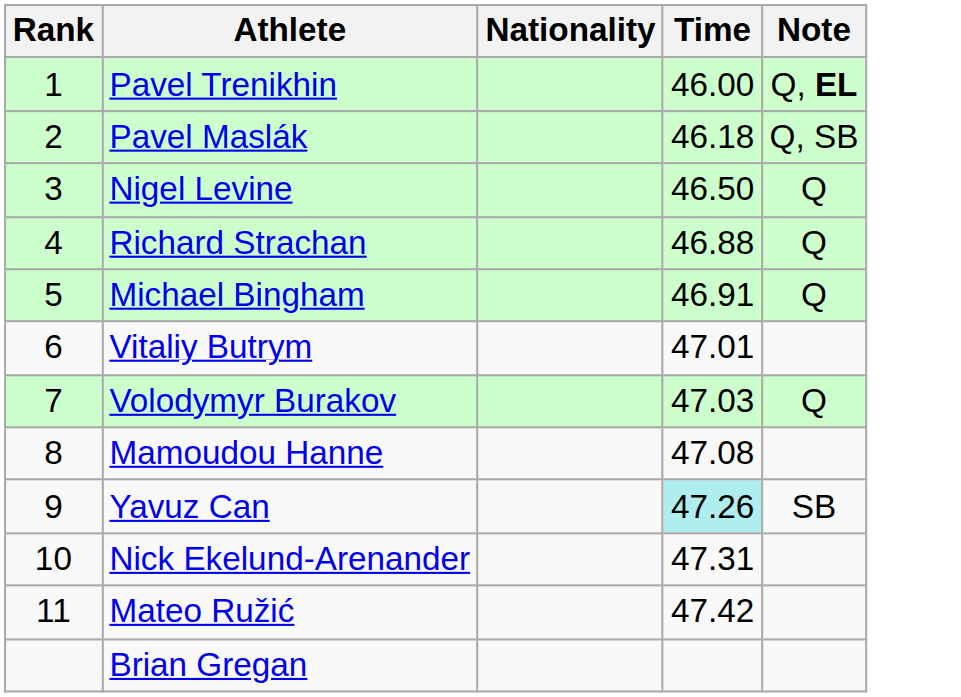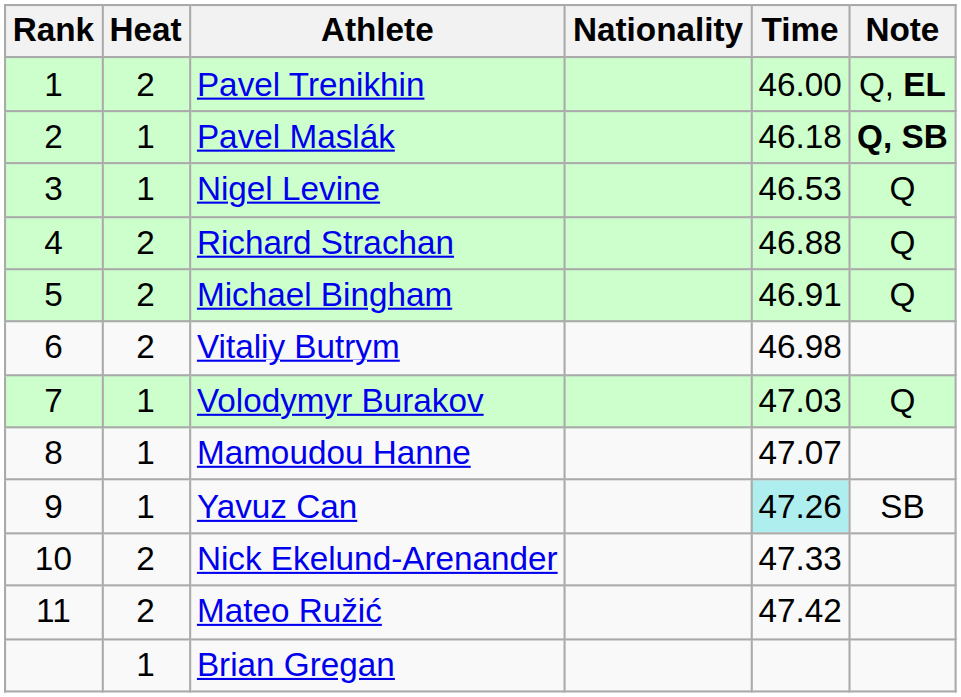+ column: (146, 30)
(814, 136) normal -> (902, 136) bold
(713, 189) 46.50 -> (800, 189) 46.53
(713, 347) 47.01 -> (800, 347) 46.98
(713, 453) 47.08 -> (800, 453) 47.07
(713, 558) 47.31 -> (800, 558) 47.33
